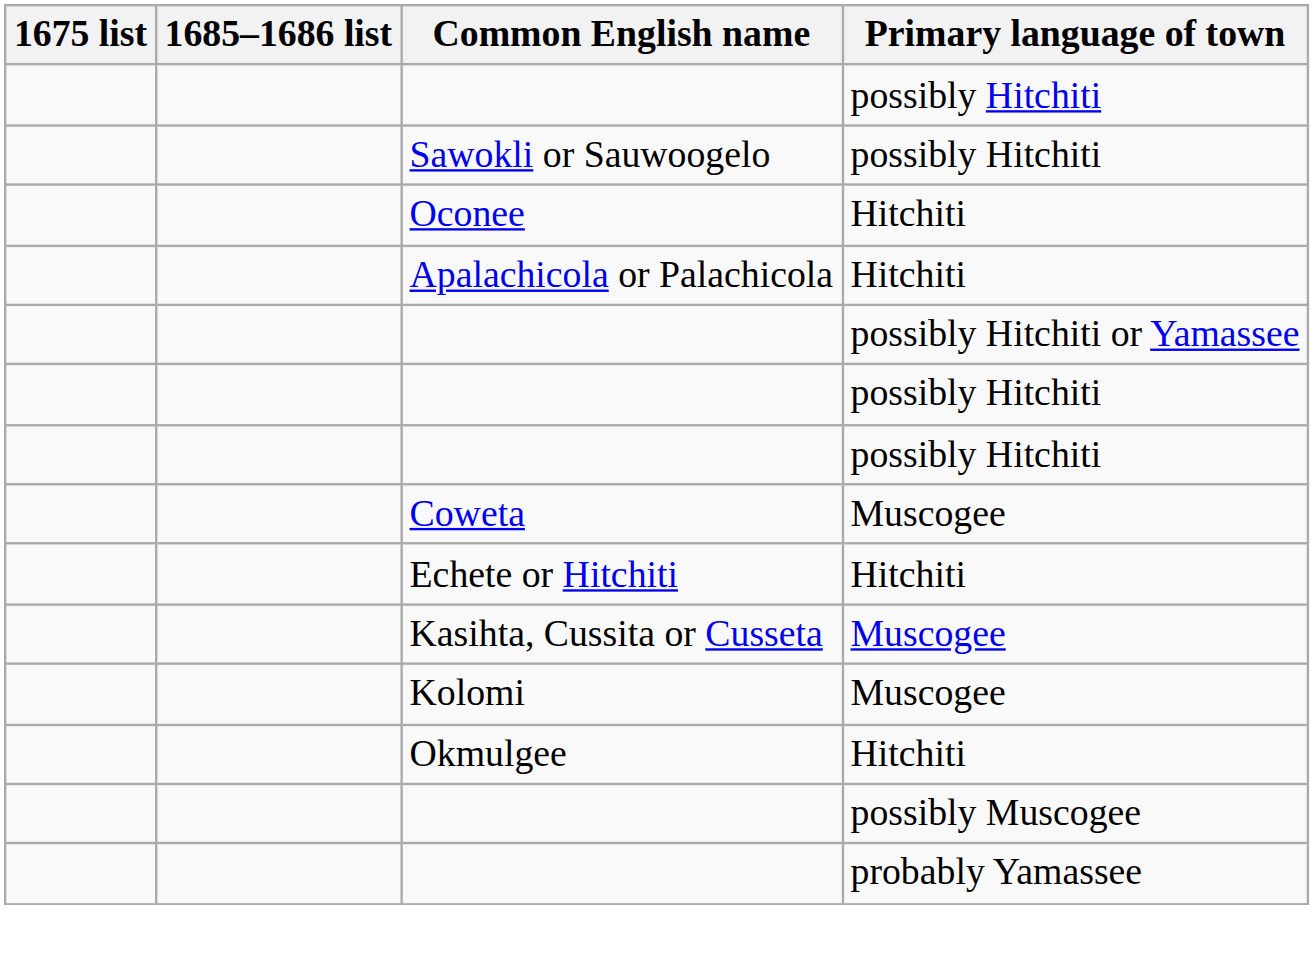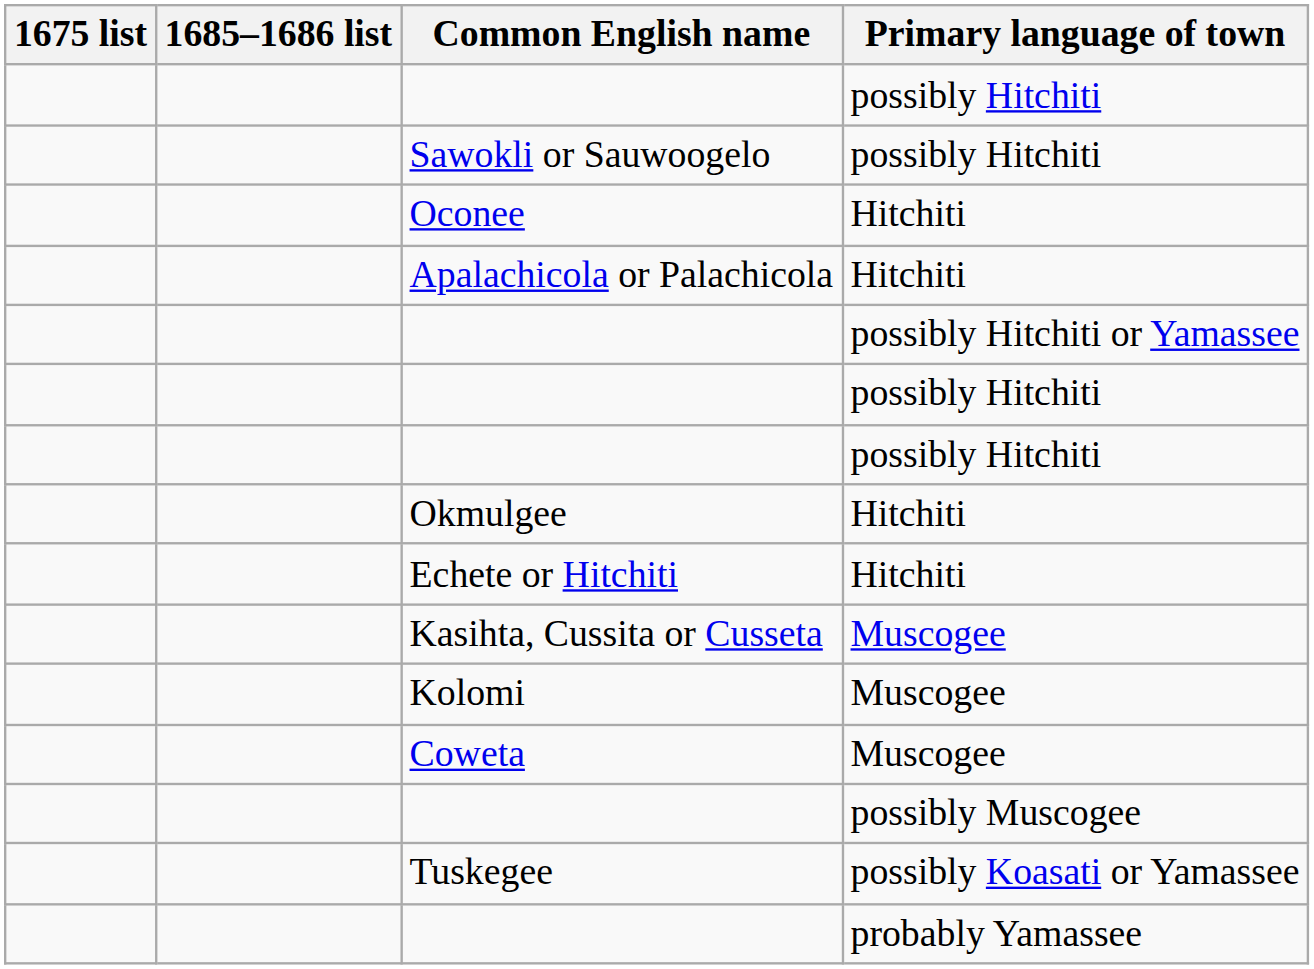rows swapped: (488, 753) <-> (467, 513)
+ row: (481, 872)
